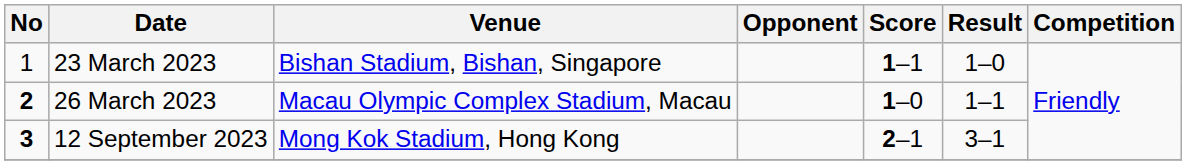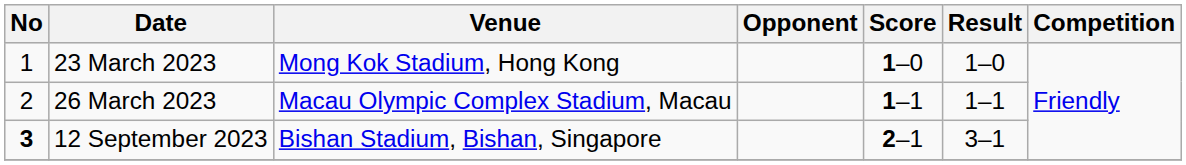(470, 62) Bishan Stadium, Bishan, Singapore -> (449, 62) Mong Kok Stadium, Hong Kong
(903, 62) 1–1 -> (903, 62) 1–0
(27, 100) bold -> (27, 100) normal
(903, 100) 1–0 -> (903, 100) 1–1
(449, 139) Mong Kok Stadium, Hong Kong -> (470, 139) Bishan Stadium, Bishan, Singapore
